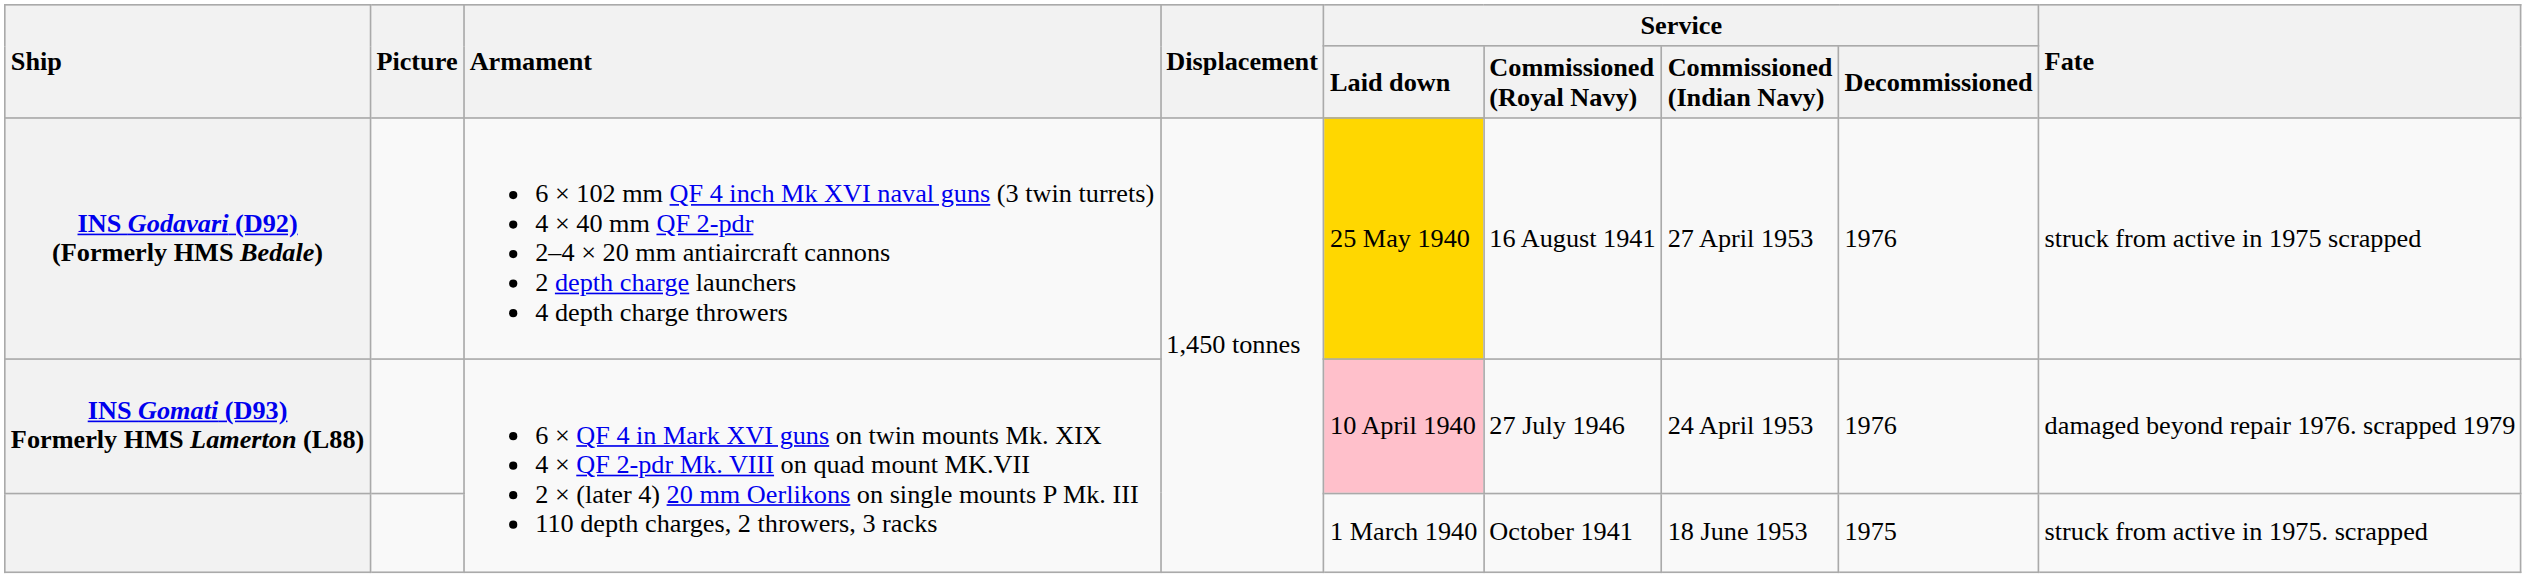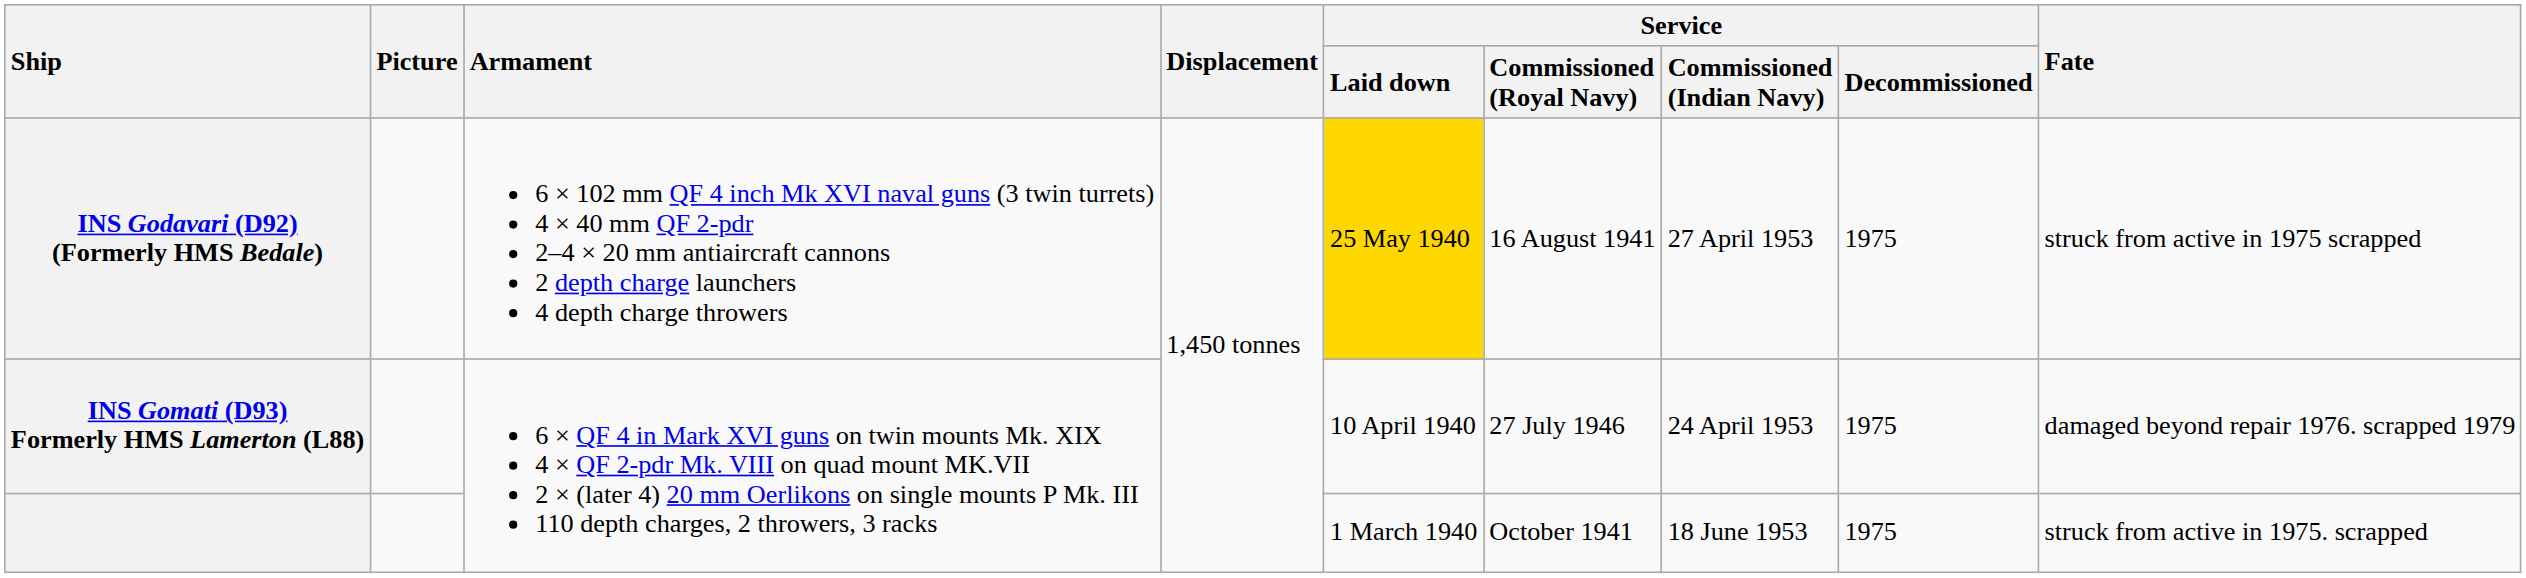(1871, 238) 1976 -> (1871, 238) 1975
(1403, 425) pink background -> (1403, 425) no background
(1871, 425) 1976 -> (1871, 425) 1975
